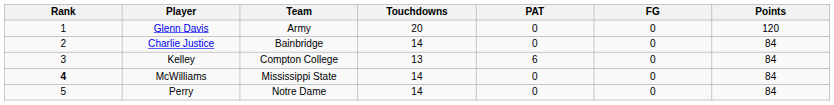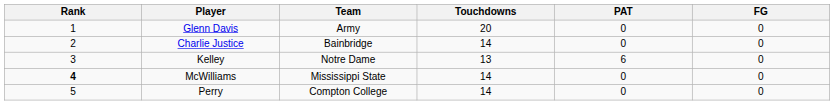- column: (771, 12)
(299, 60) Compton College -> (348, 60) Notre Dame
(299, 92) Notre Dame -> (348, 92) Compton College
